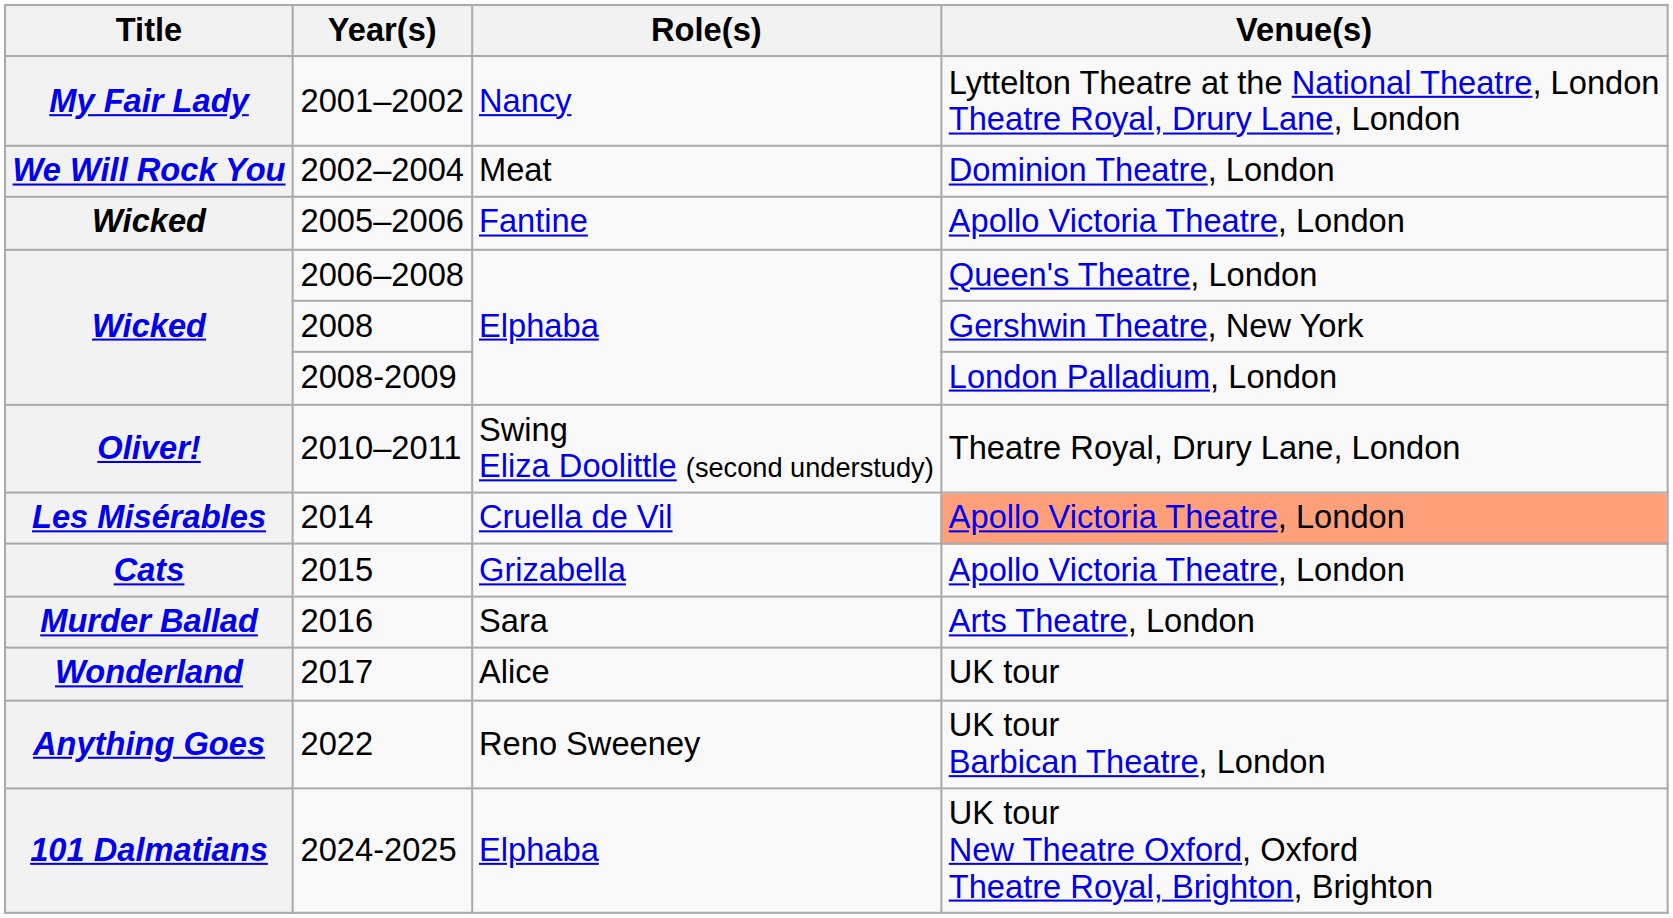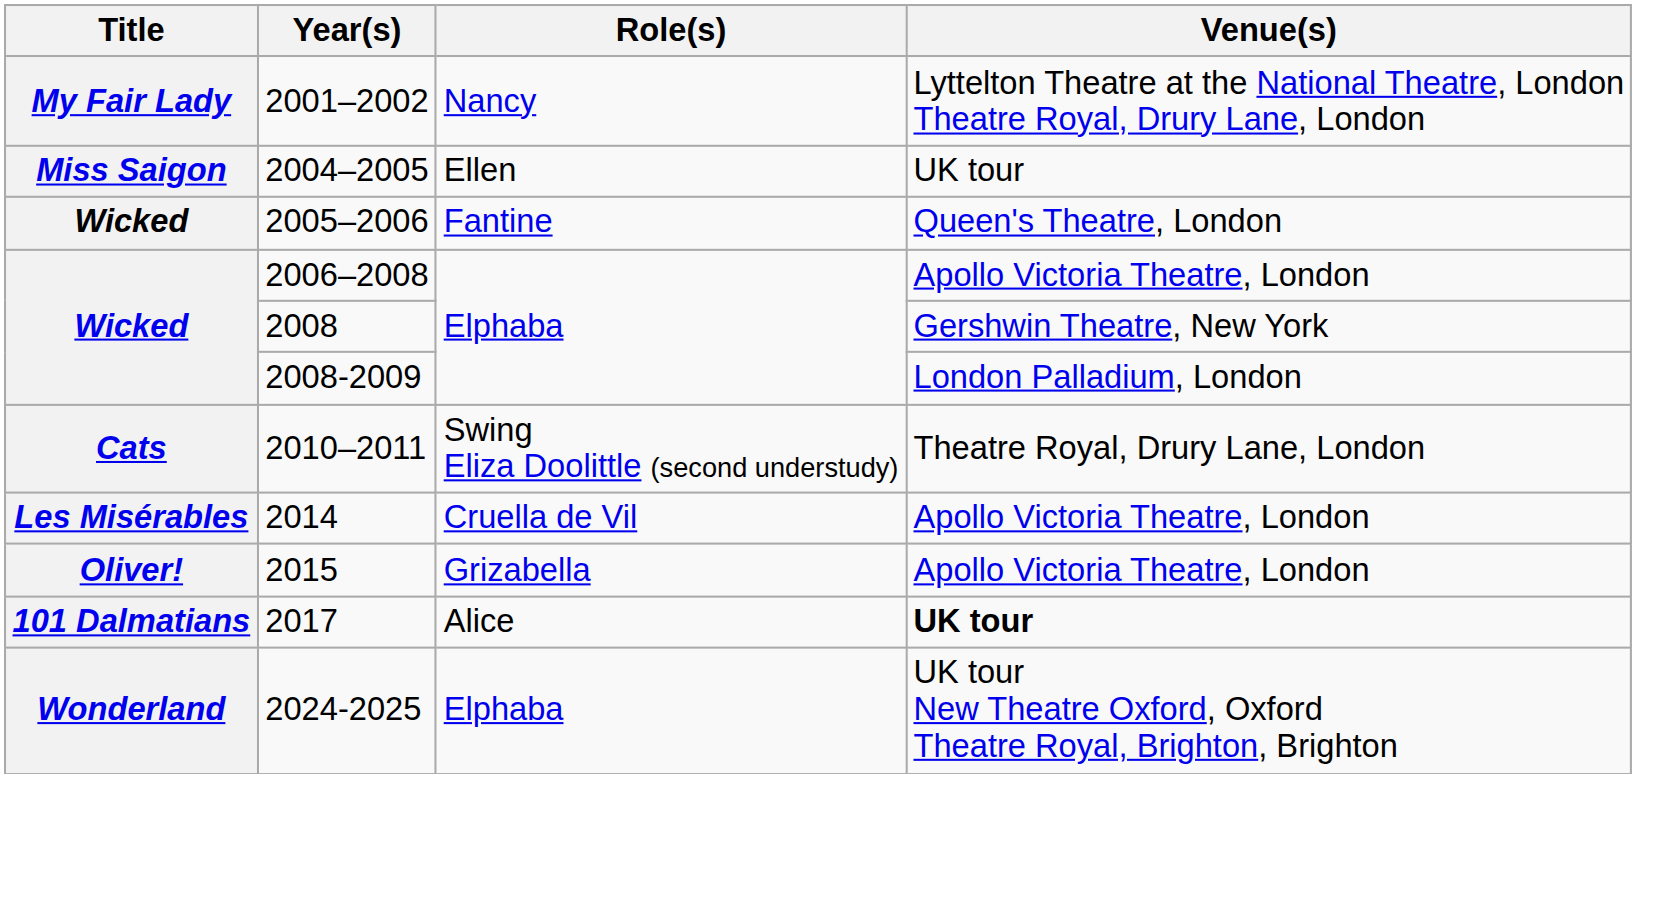- row: (382, 170)
+ row: (347, 170)
(1177, 222) Apollo Victoria Theatre, London -> (1098, 222) Queen's Theatre, London
(1133, 274) Queen's Theatre, London -> (1142, 274) Apollo Victoria Theatre, London
(149, 447) Oliver! -> (131, 447) Cats
(1177, 517) lightsalmon background -> (1142, 517) no background
(149, 569) Cats -> (131, 569) Oliver!
- row: (337, 621)
(149, 673) Wonderland -> (131, 621) 101 Dalmatians
(1004, 673) normal -> (973, 621) bold
- row: (337, 743)
(149, 850) 101 Dalmatians -> (131, 709) Wonderland
